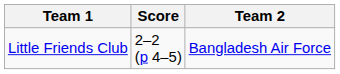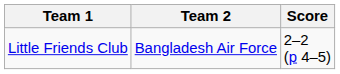columns swapped: (158, 16) <-> (260, 16)
